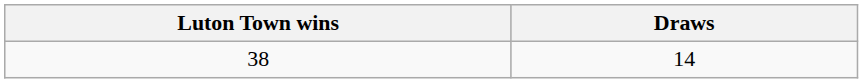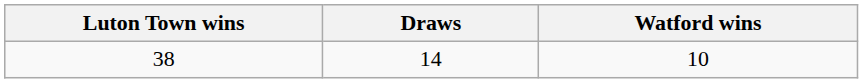+ column: (698, 22)
